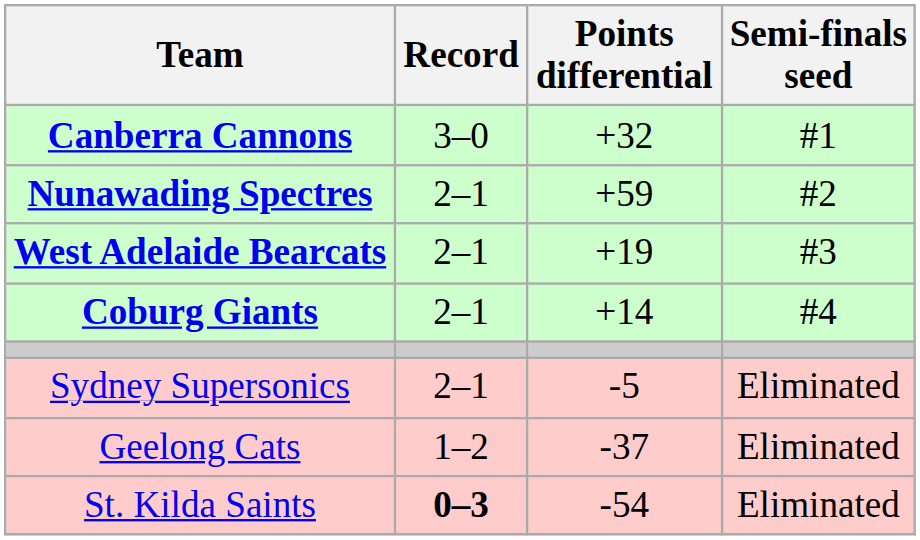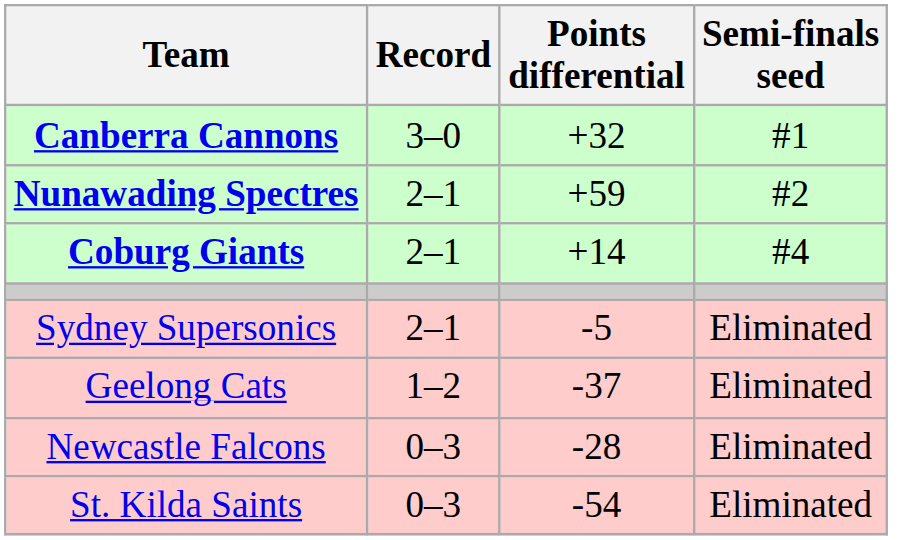- row: (200, 252)
+ row: (186, 446)
(461, 504) bold -> (433, 504) normal
